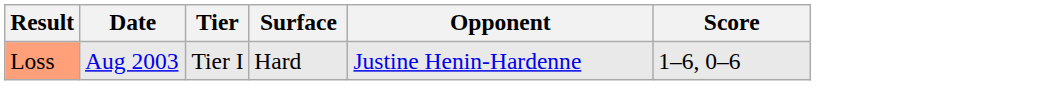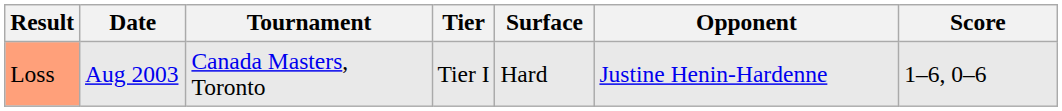+ column: (309, 23)
